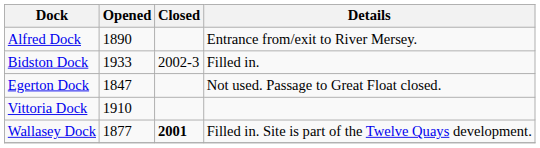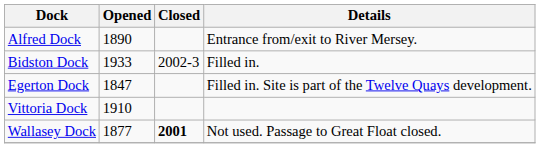(324, 85) Not used. Passage to Great Float closed. -> (369, 85) Filled in. Site is part of the Twelve Quays development.
(369, 131) Filled in. Site is part of the Twelve Quays development. -> (324, 131) Not used. Passage to Great Float closed.
